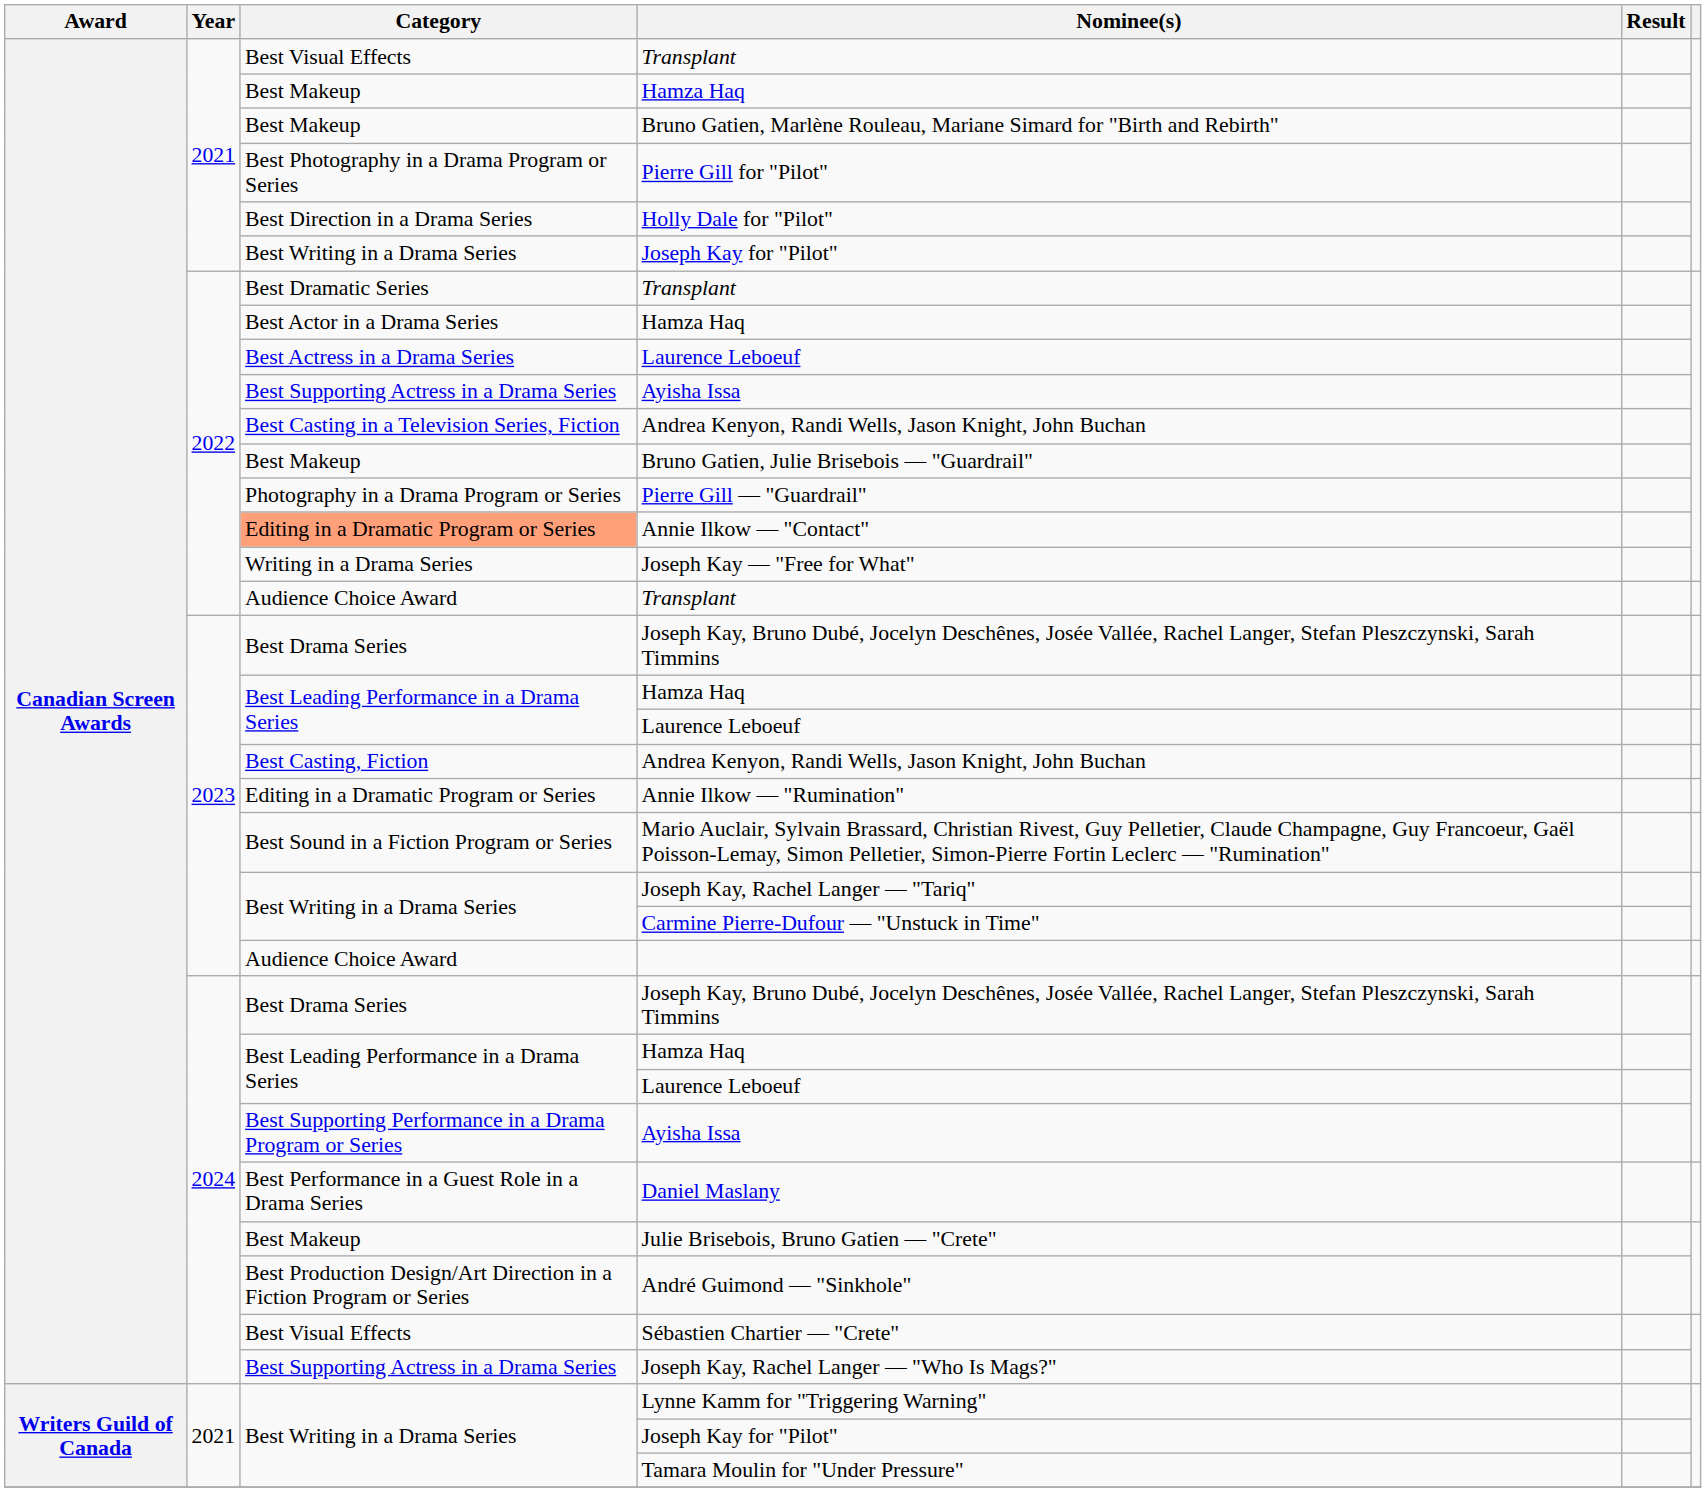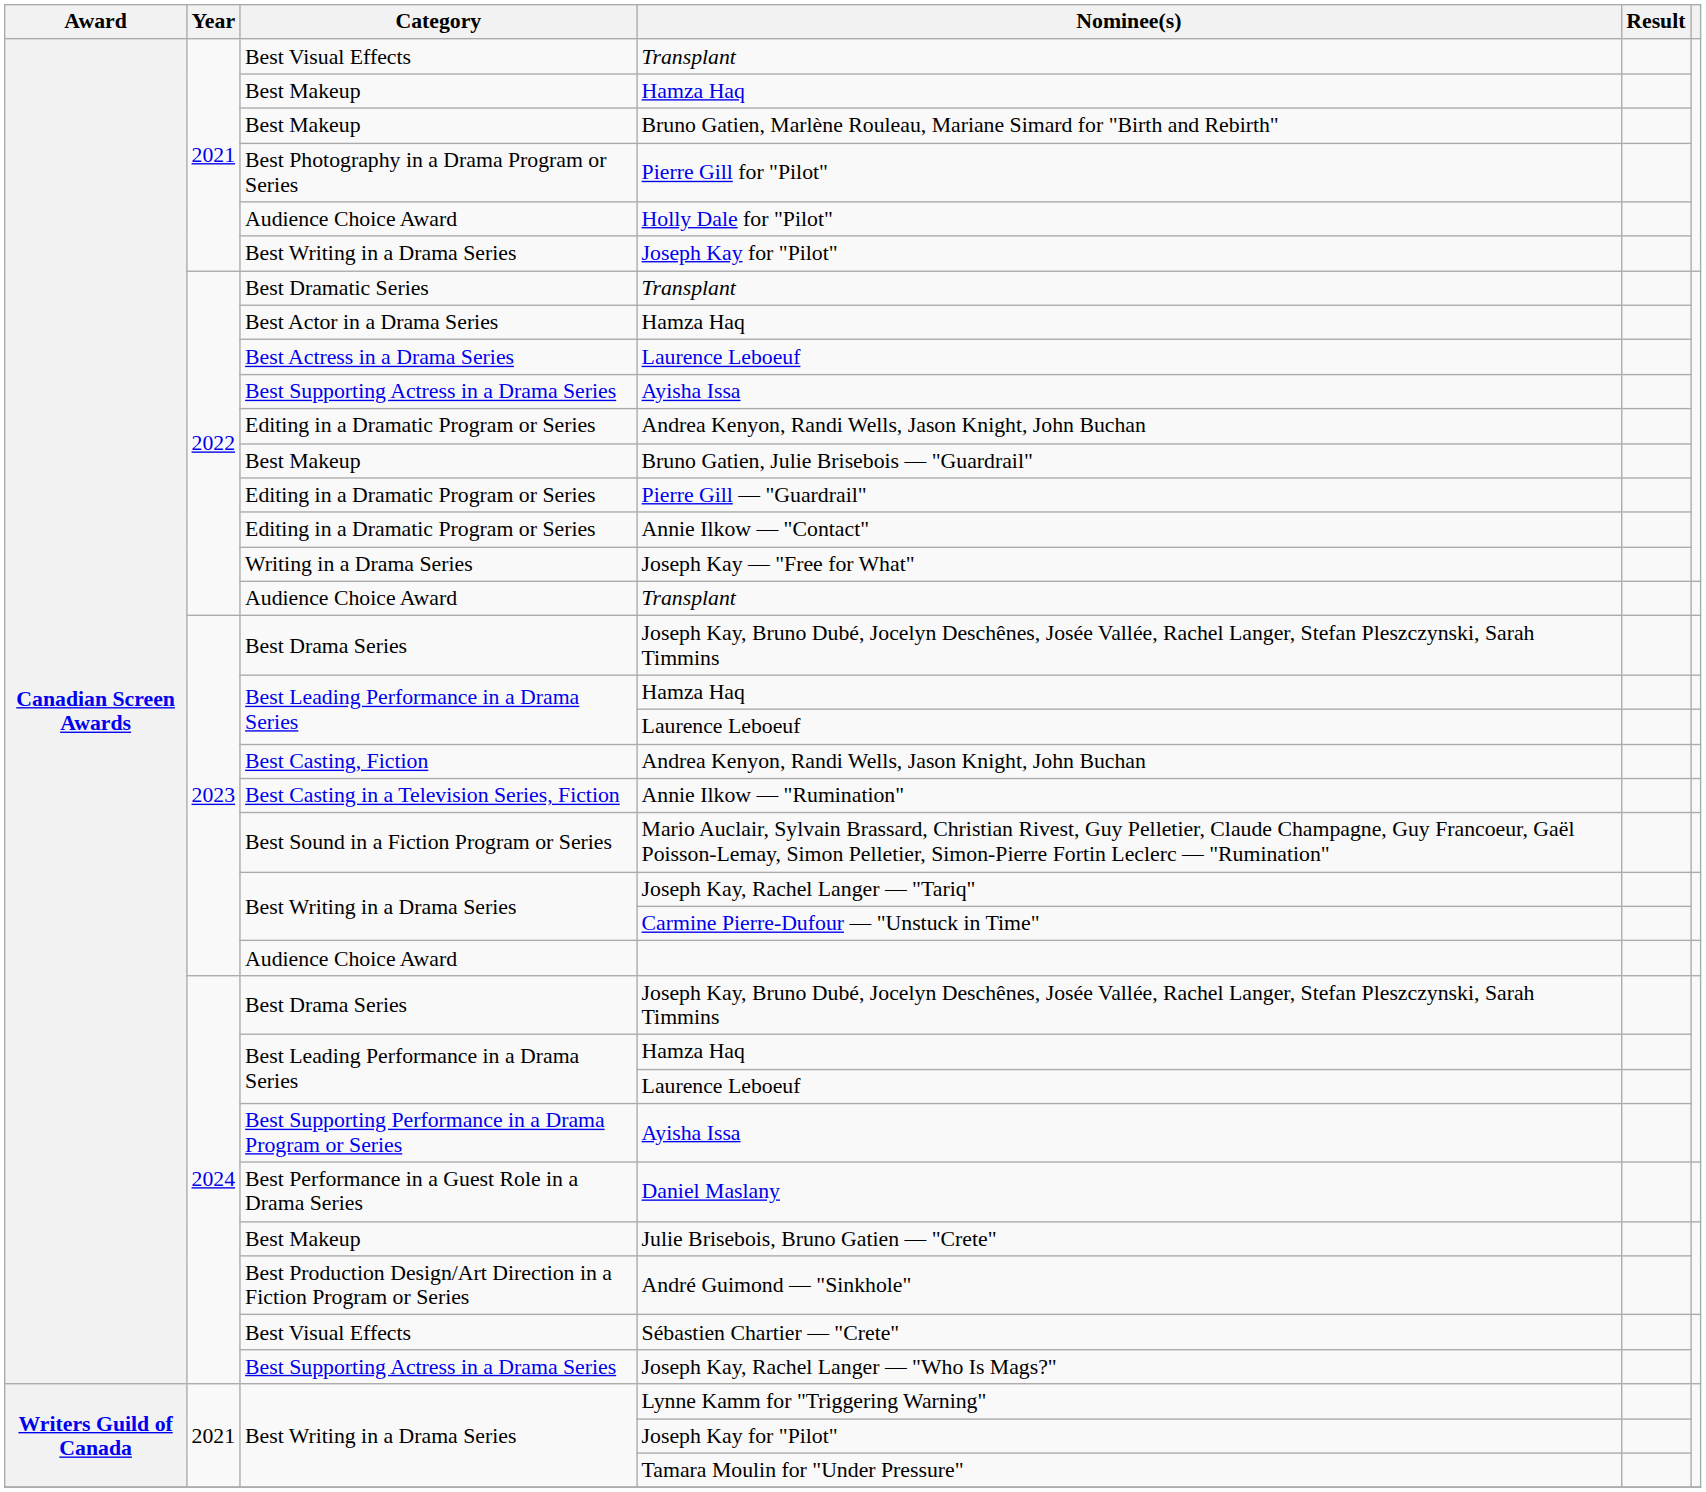(389, 218) Best Direction in a Drama Series -> (351, 218) Audience Choice Award
(432, 425) Best Casting in a Television Series, Fiction -> (420, 425) Editing in a Dramatic Program or Series
(433, 494) Photography in a Drama Program or Series -> (420, 494) Editing in a Dramatic Program or Series
(420, 529) lightsalmon background -> (420, 529) no background
(420, 795) Editing in a Dramatic Program or Series -> (432, 795) Best Casting in a Television Series, Fiction
